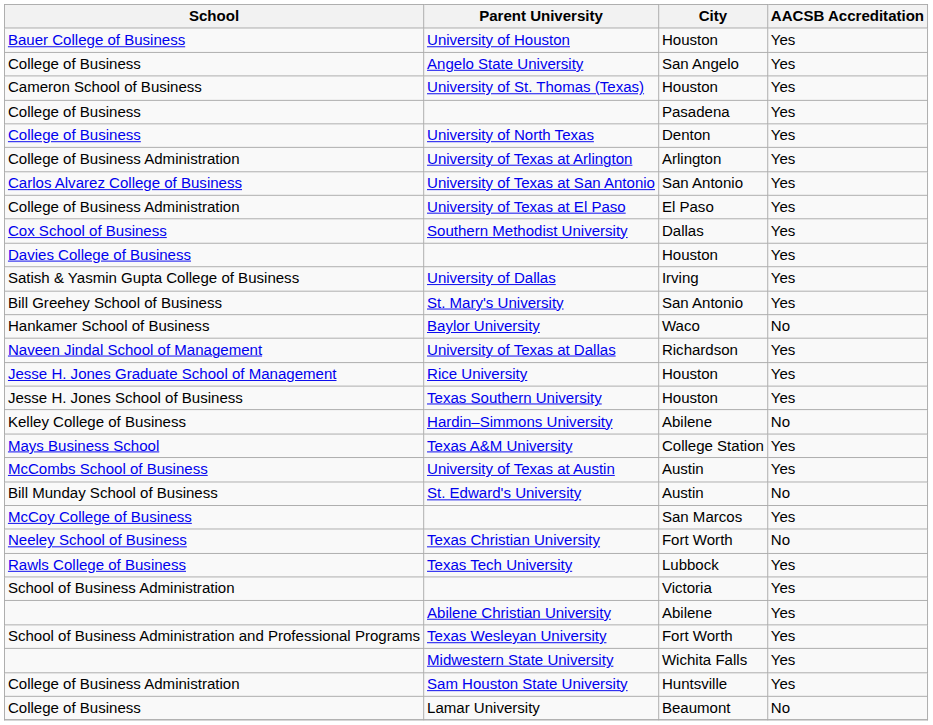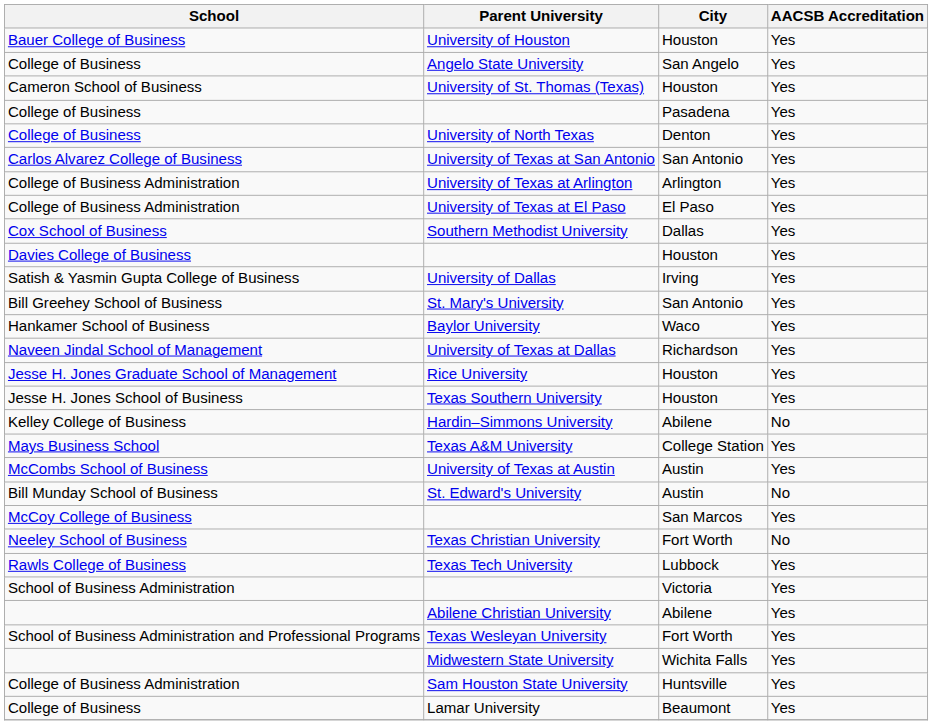rows swapped: (125, 183) <-> (124, 159)
(780, 326) No -> (783, 326) Yes
(780, 708) No -> (783, 708) Yes
